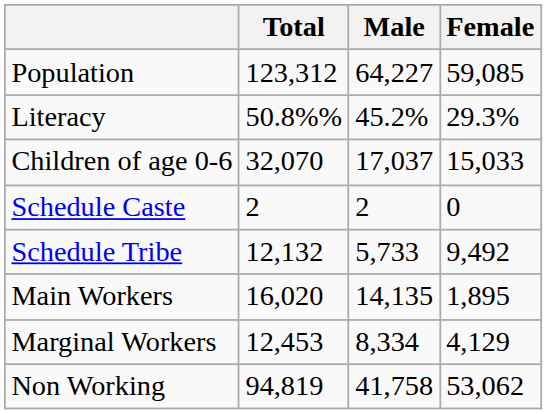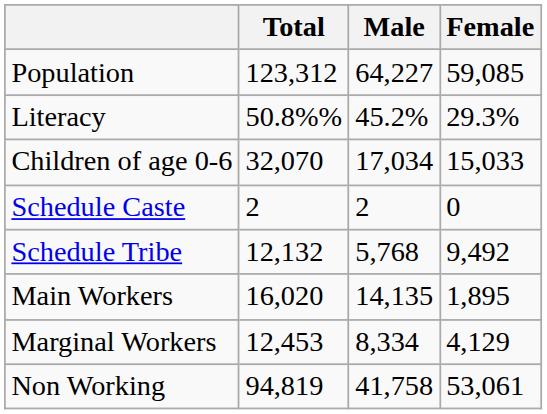(394, 161) 17,037 -> (394, 161) 17,034
(387, 251) 5,733 -> (387, 251) 5,768
(485, 386) 53,062 -> (485, 386) 53,061
